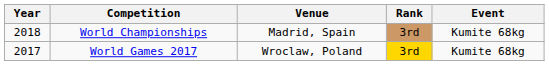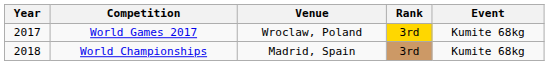rows swapped: (144, 51) <-> (144, 32)
